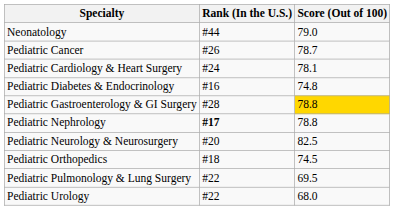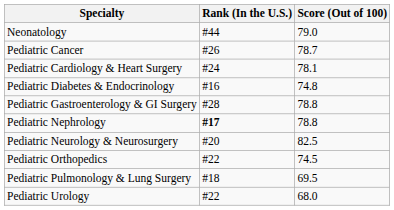(307, 104) gold background -> (307, 104) no background
(211, 159) #18 -> (211, 159) #22
(211, 178) #22 -> (211, 178) #18
